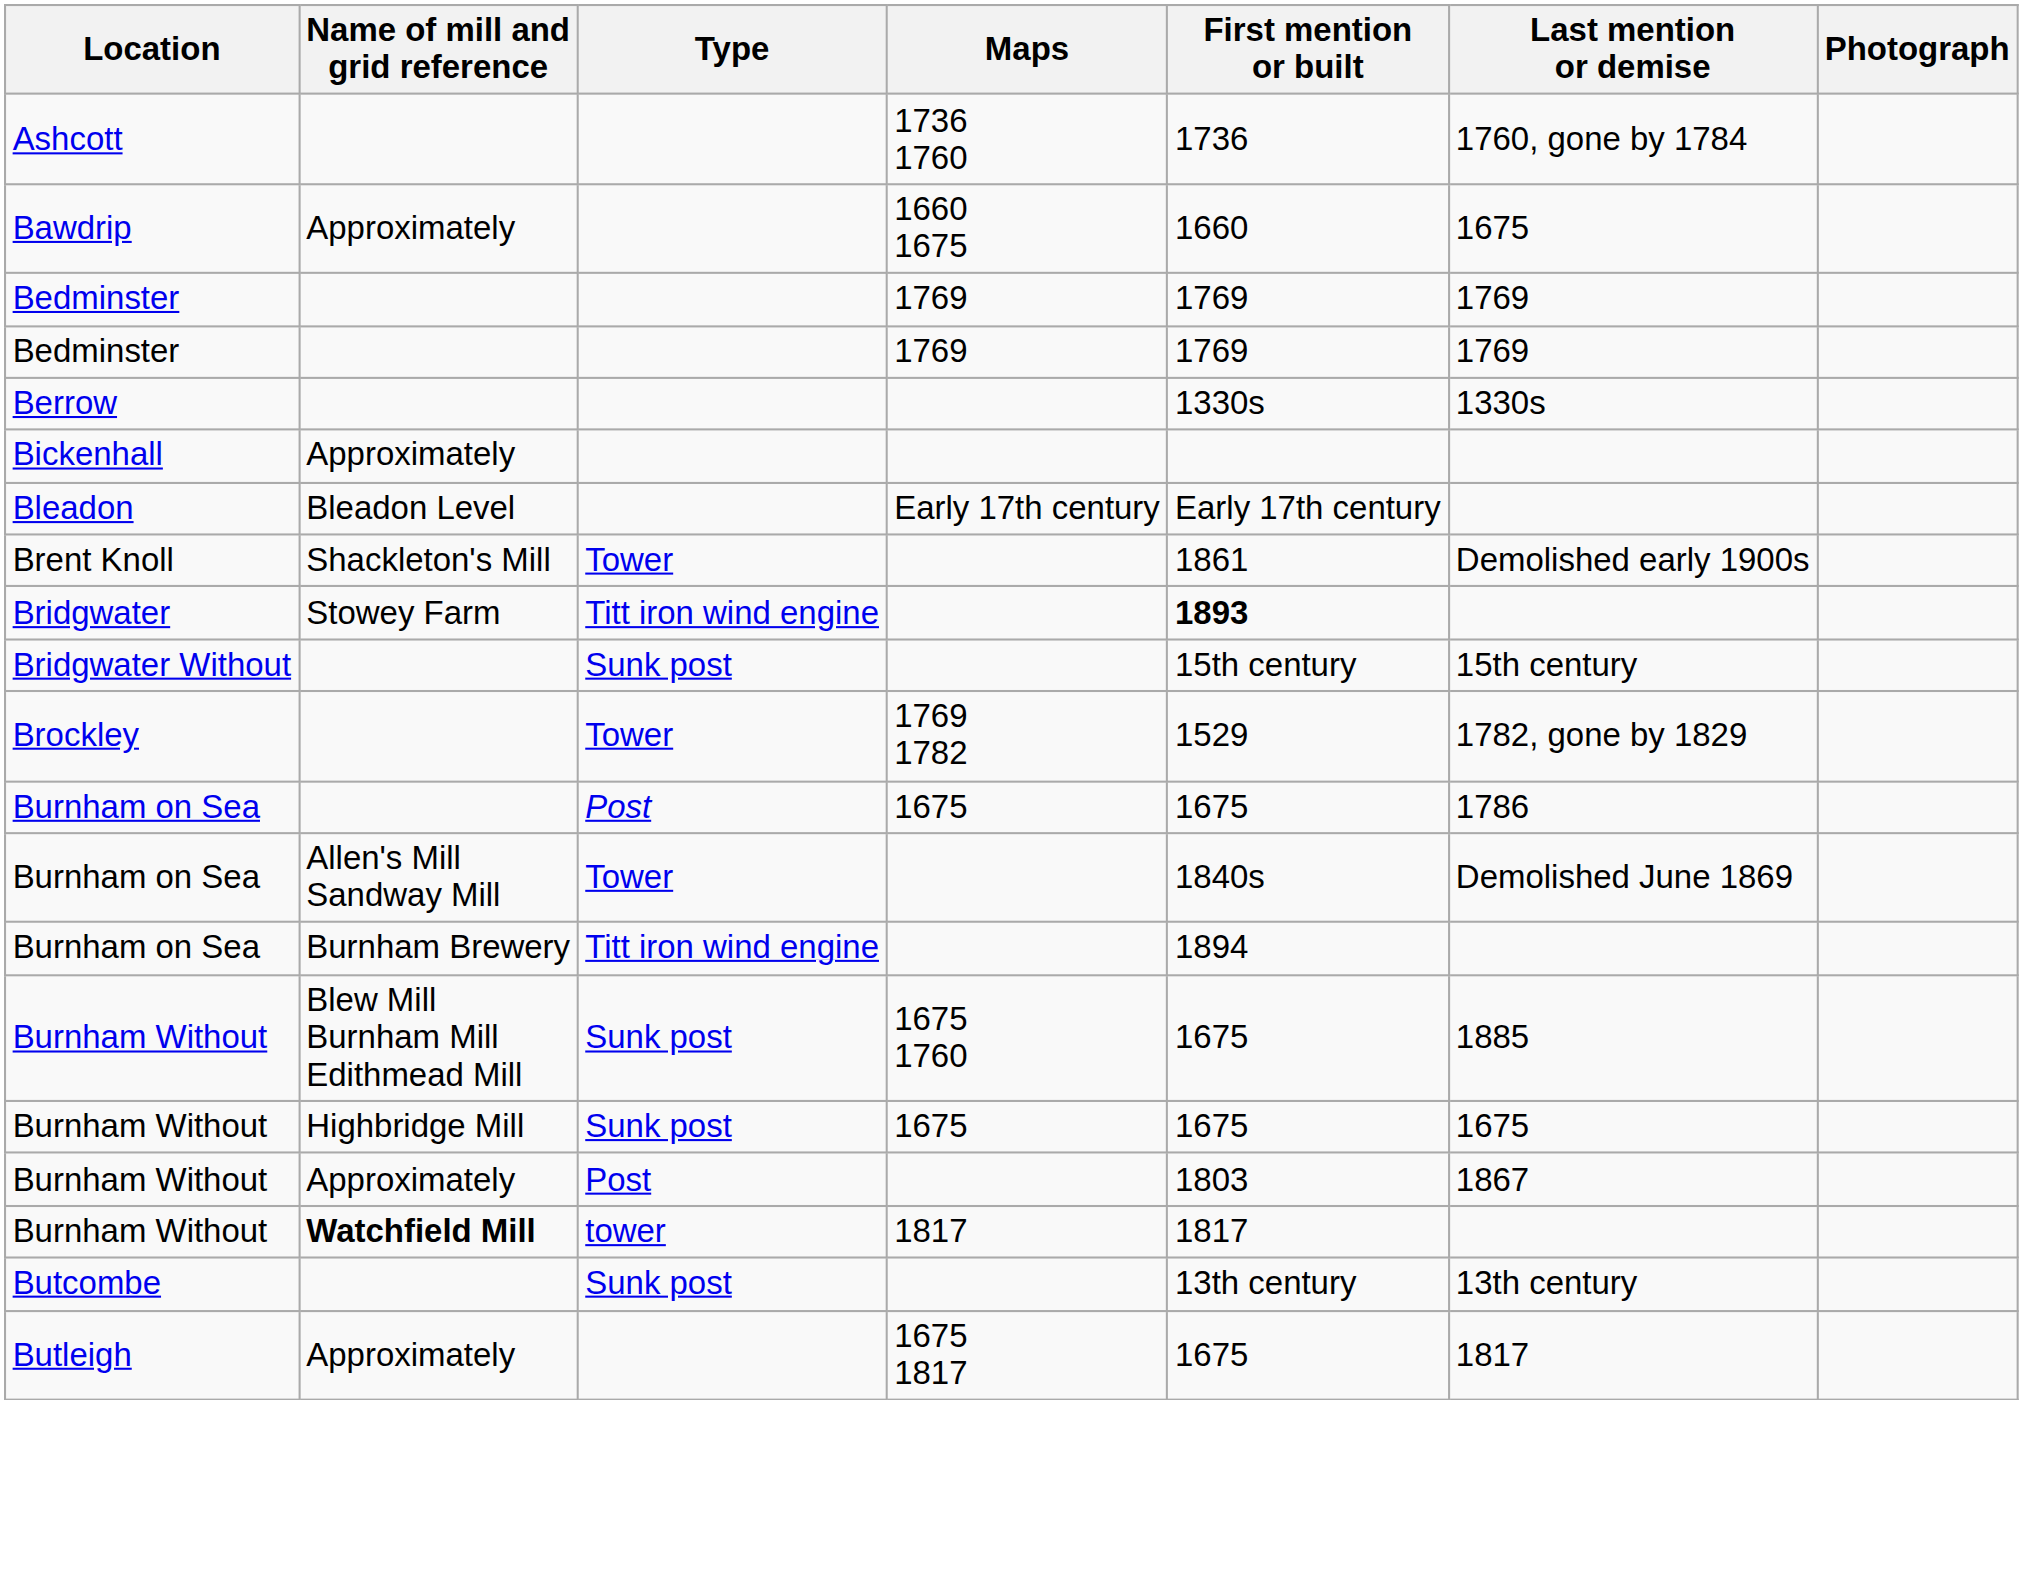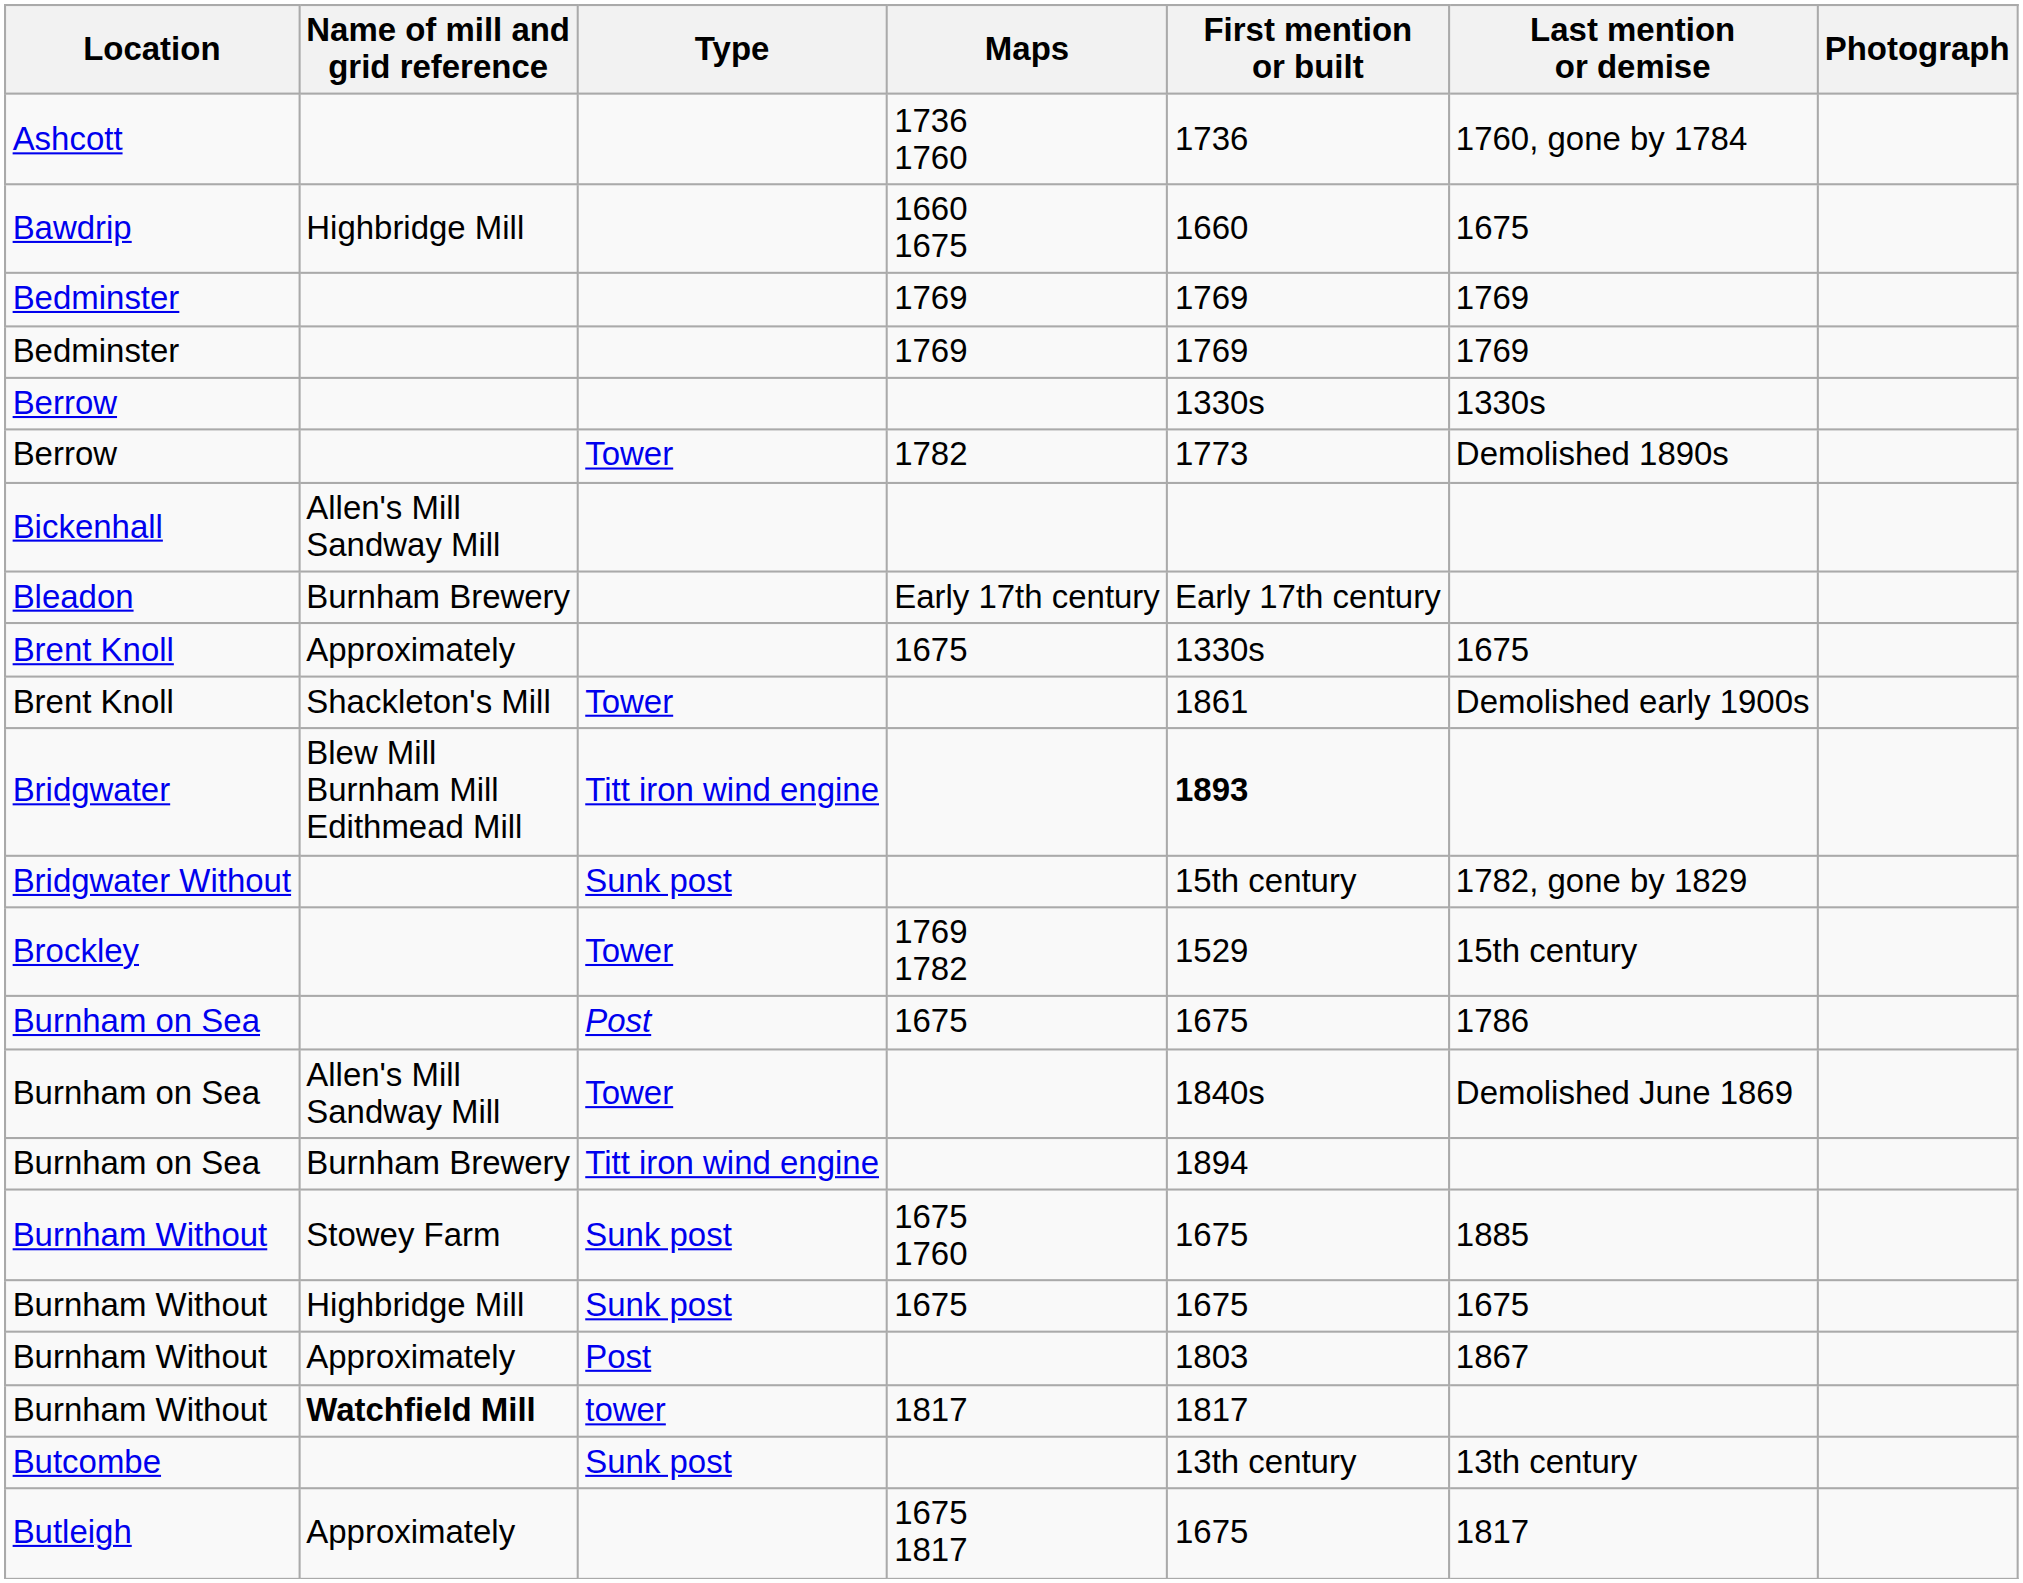(411, 227) Approximately -> (415, 227) Highbridge Mill
+ row: (65, 455)
(411, 455) Approximately -> (403, 526) Allen's Mill Sandway Mill
(411, 507) Bleadon Level -> (438, 597) Burnham Brewery
+ row: (93, 649)
(403, 612) Stowey Farm -> (414, 791) Blew Mill Burnham Mill Edithmead Mill
(1547, 664) 15th century -> (1602, 880) 1782, gone by 1829
(1602, 735) 1782, gone by 1829 -> (1547, 951) 15th century
(414, 1037) Blew Mill Burnham Mill Edithmead Mill -> (403, 1234) Stowey Farm
